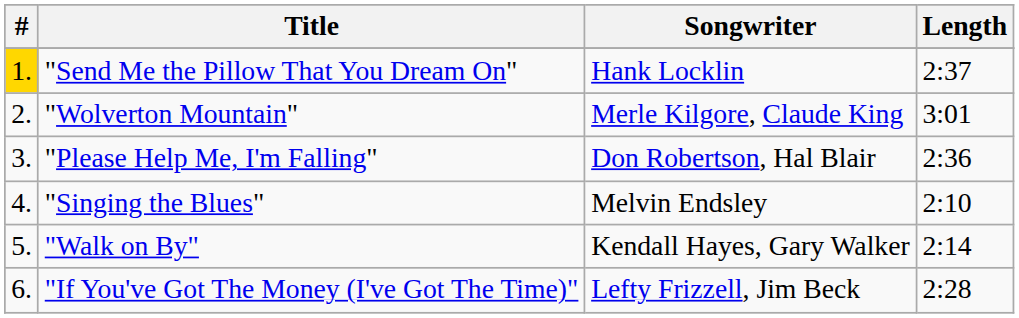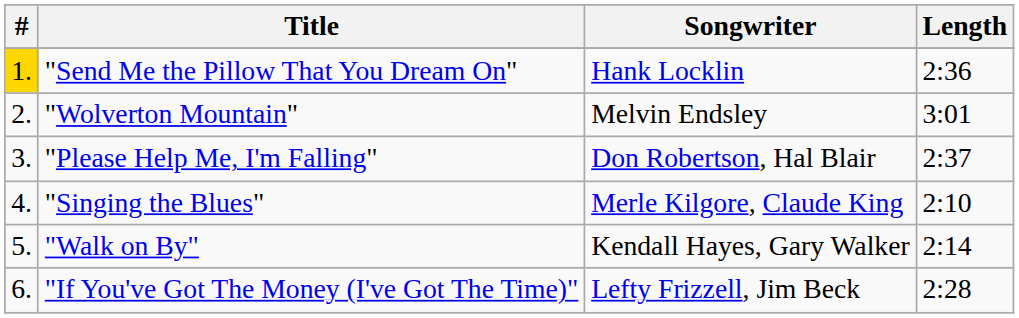(947, 70) 2:37 -> (947, 70) 2:36
(747, 114) Merle Kilgore, Claude King -> (679, 114) Melvin Endsley
(947, 158) 2:36 -> (947, 158) 2:37
(679, 202) Melvin Endsley -> (747, 202) Merle Kilgore, Claude King
